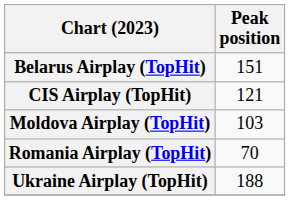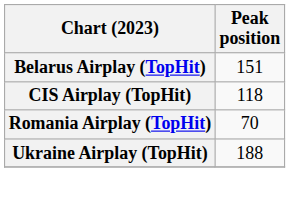(250, 95) 121 -> (250, 95) 118
- row: (110, 124)
